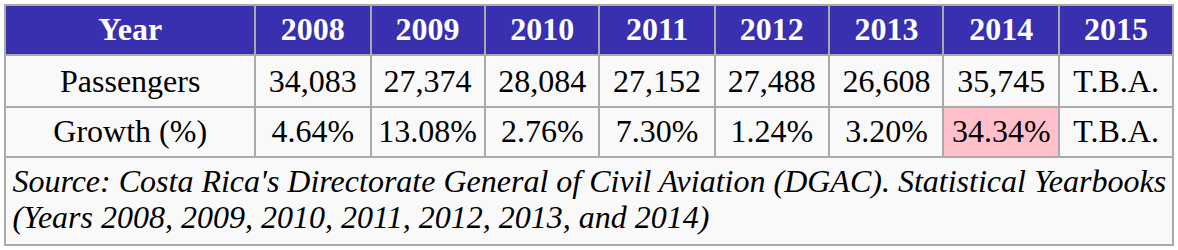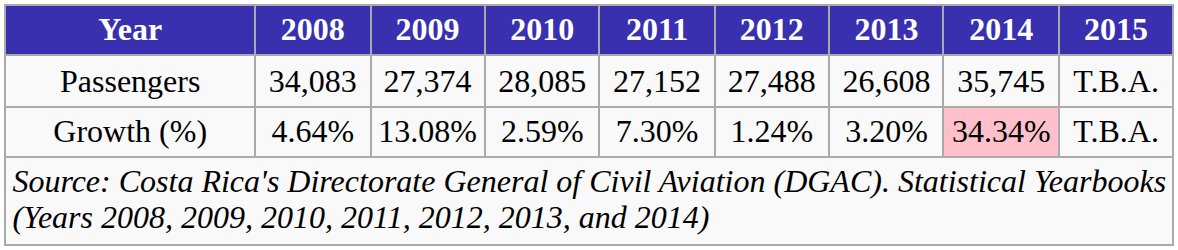(542, 80) 28,084 -> (542, 80) 28,085
(542, 131) 2.76% -> (542, 131) 2.59%
